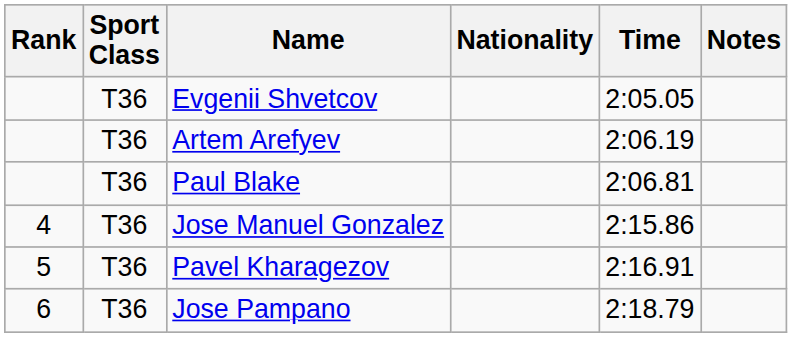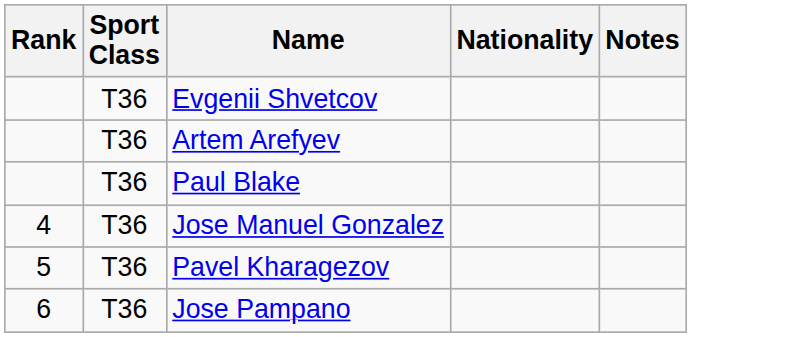- column: (650, 40)
